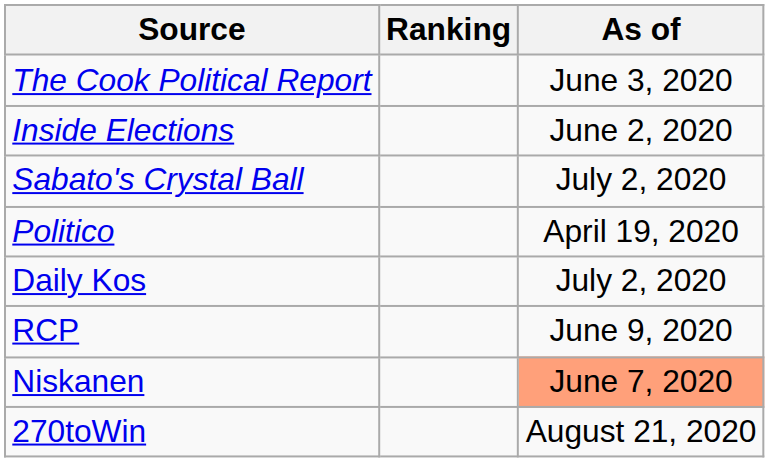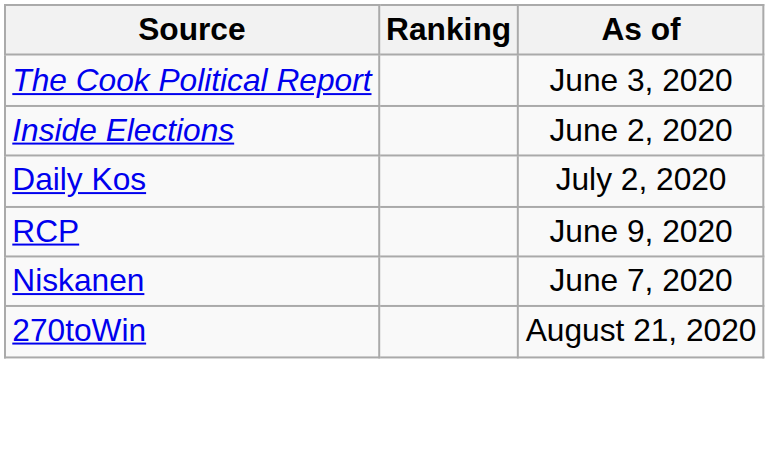- row: (158, 180)
- row: (63, 230)
(641, 381) lightsalmon background -> (641, 280) no background
